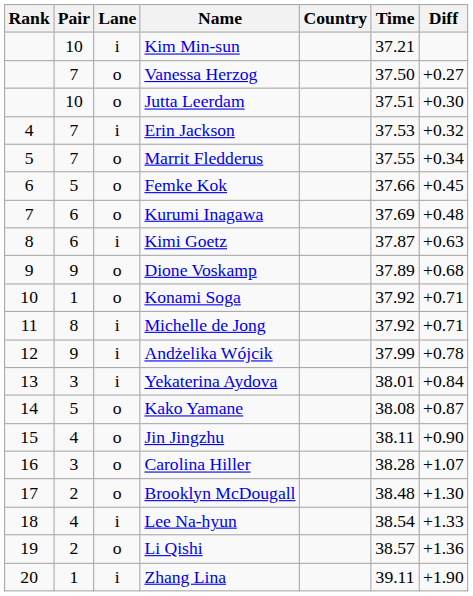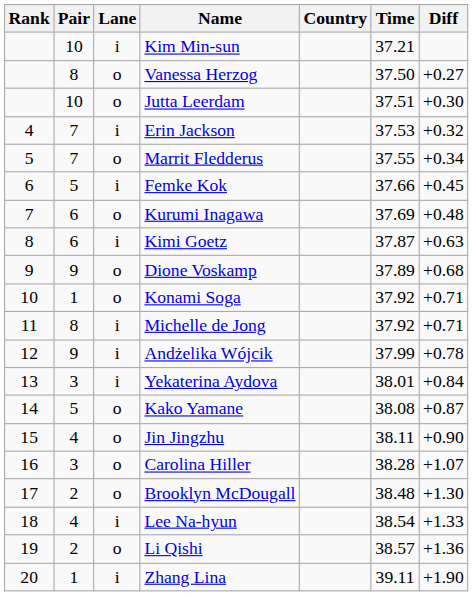(74, 74) 7 -> (74, 74) 8
(117, 185) o -> (117, 185) i
